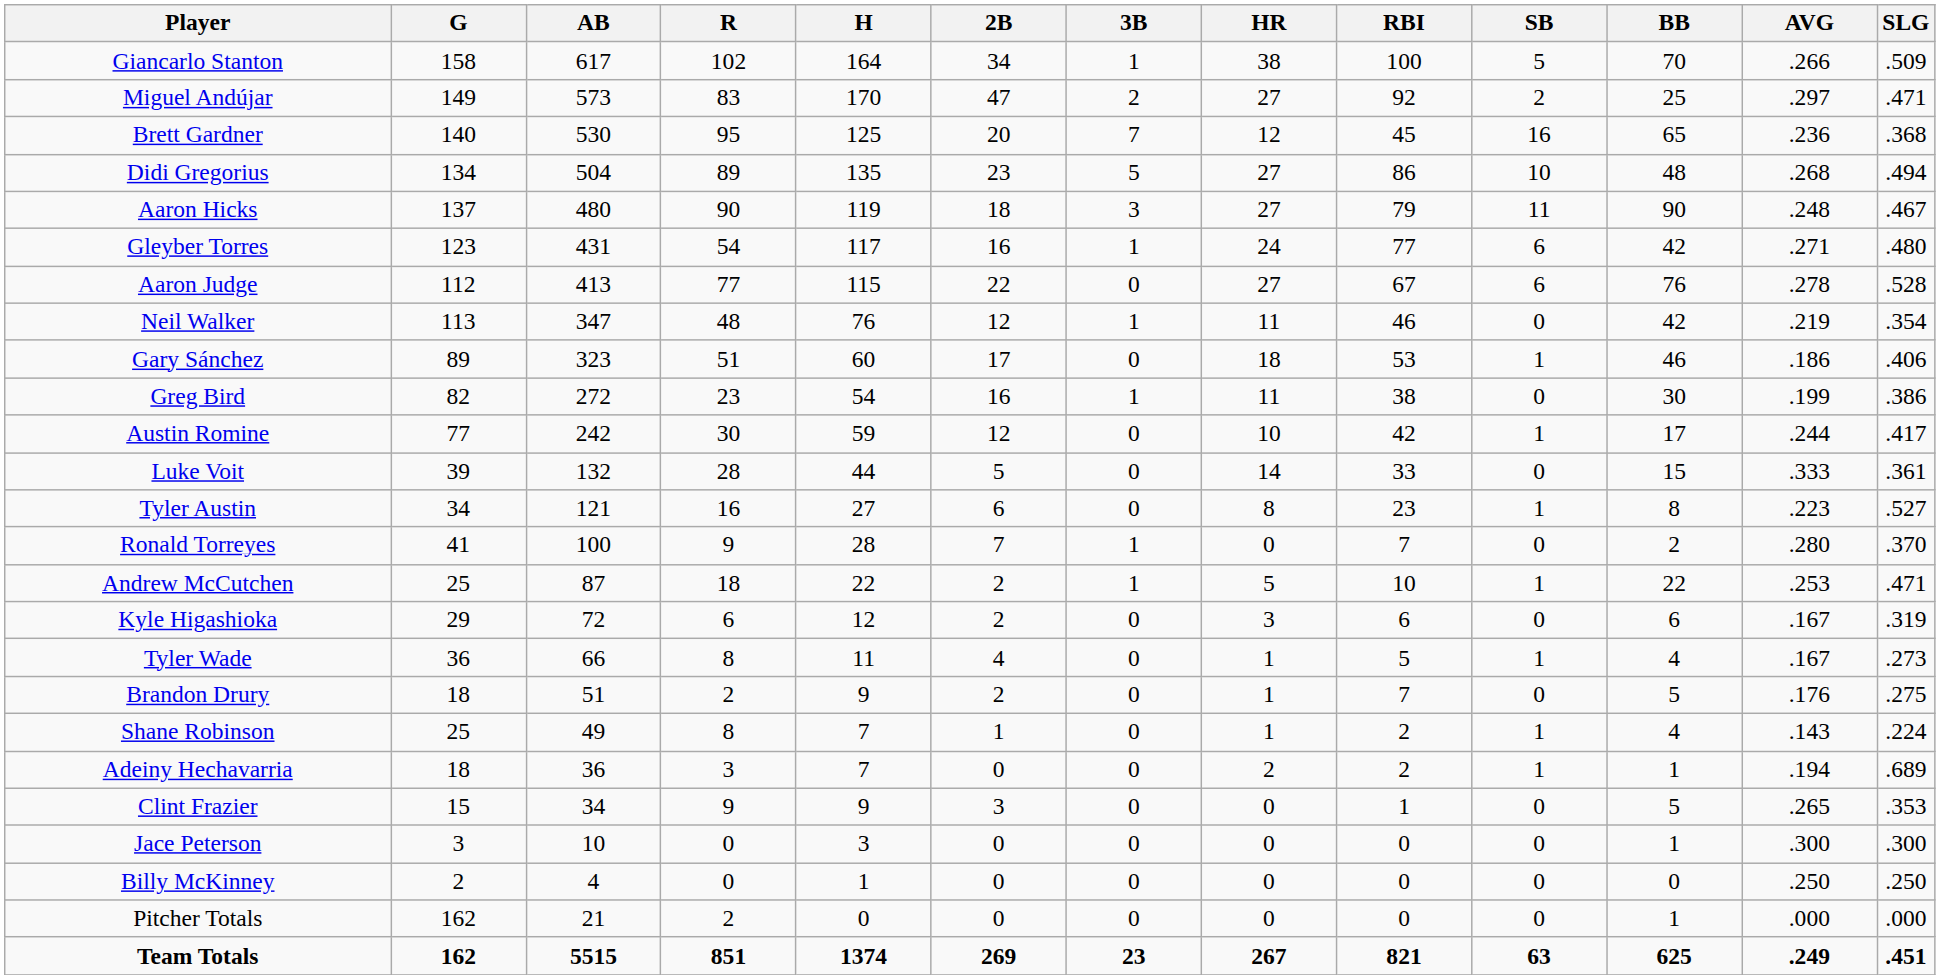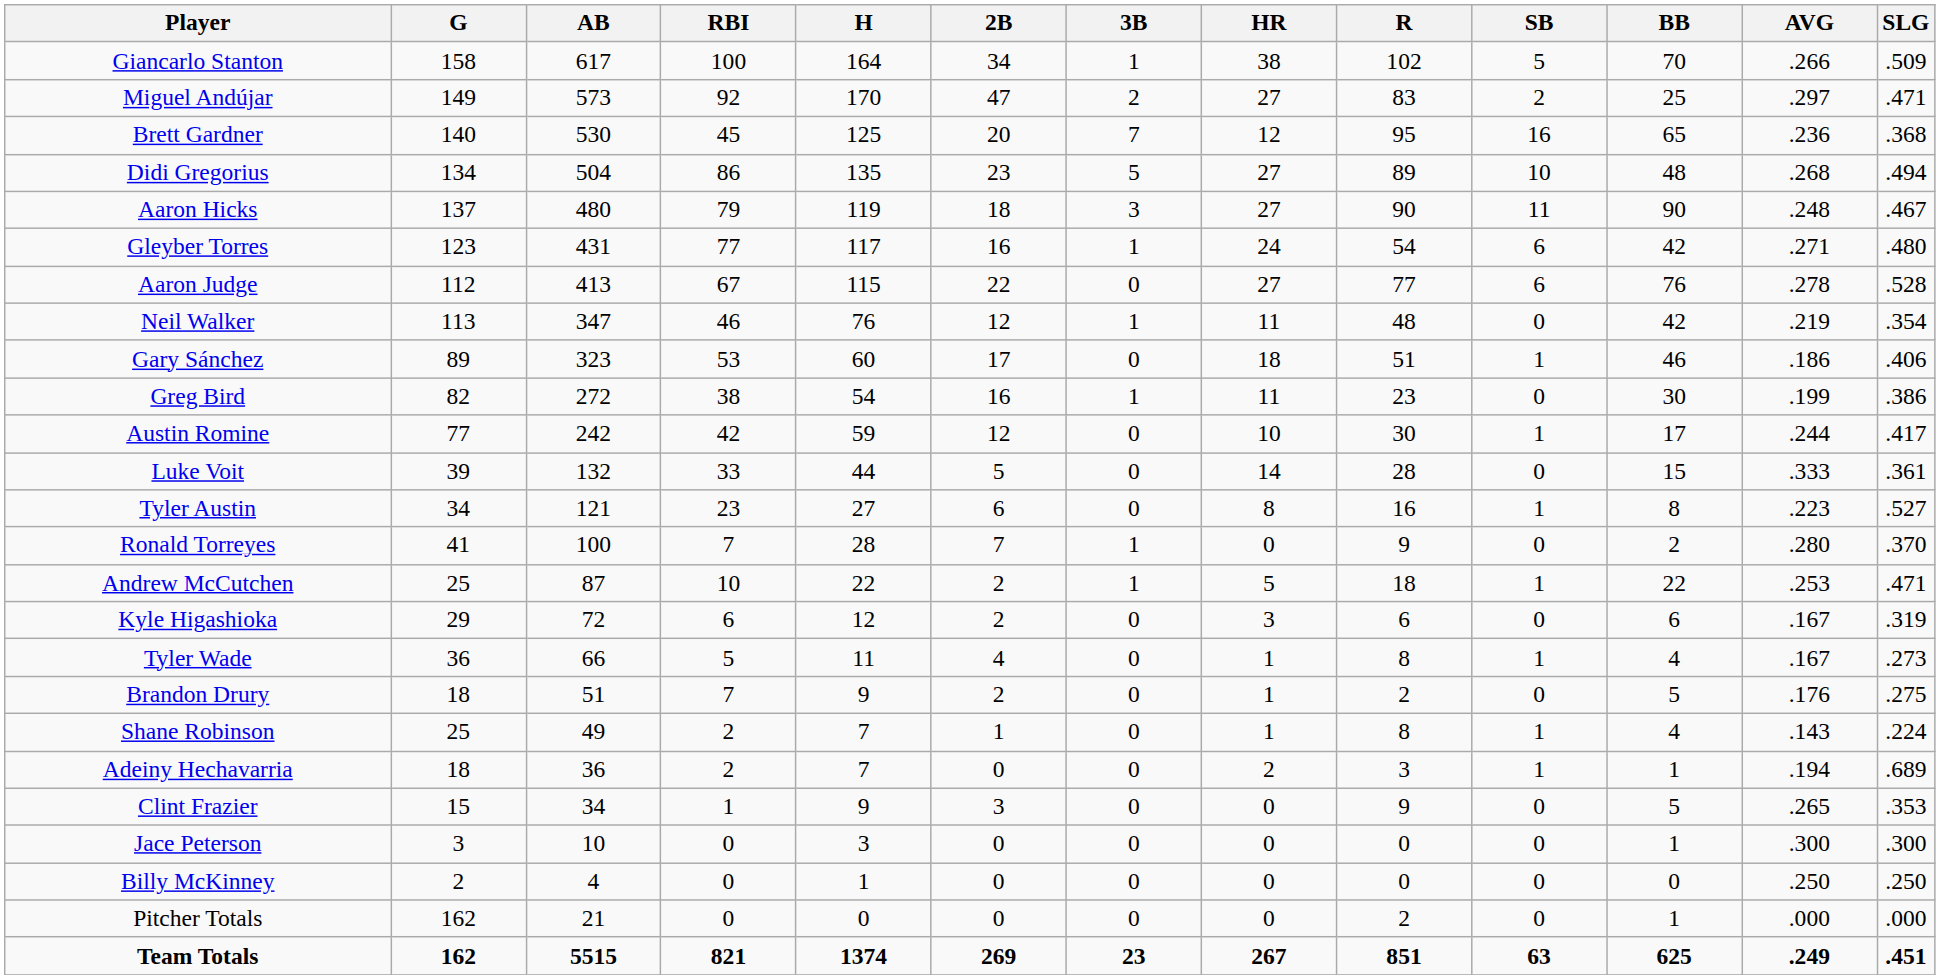columns swapped: (729, 23) <-> (1404, 23)
